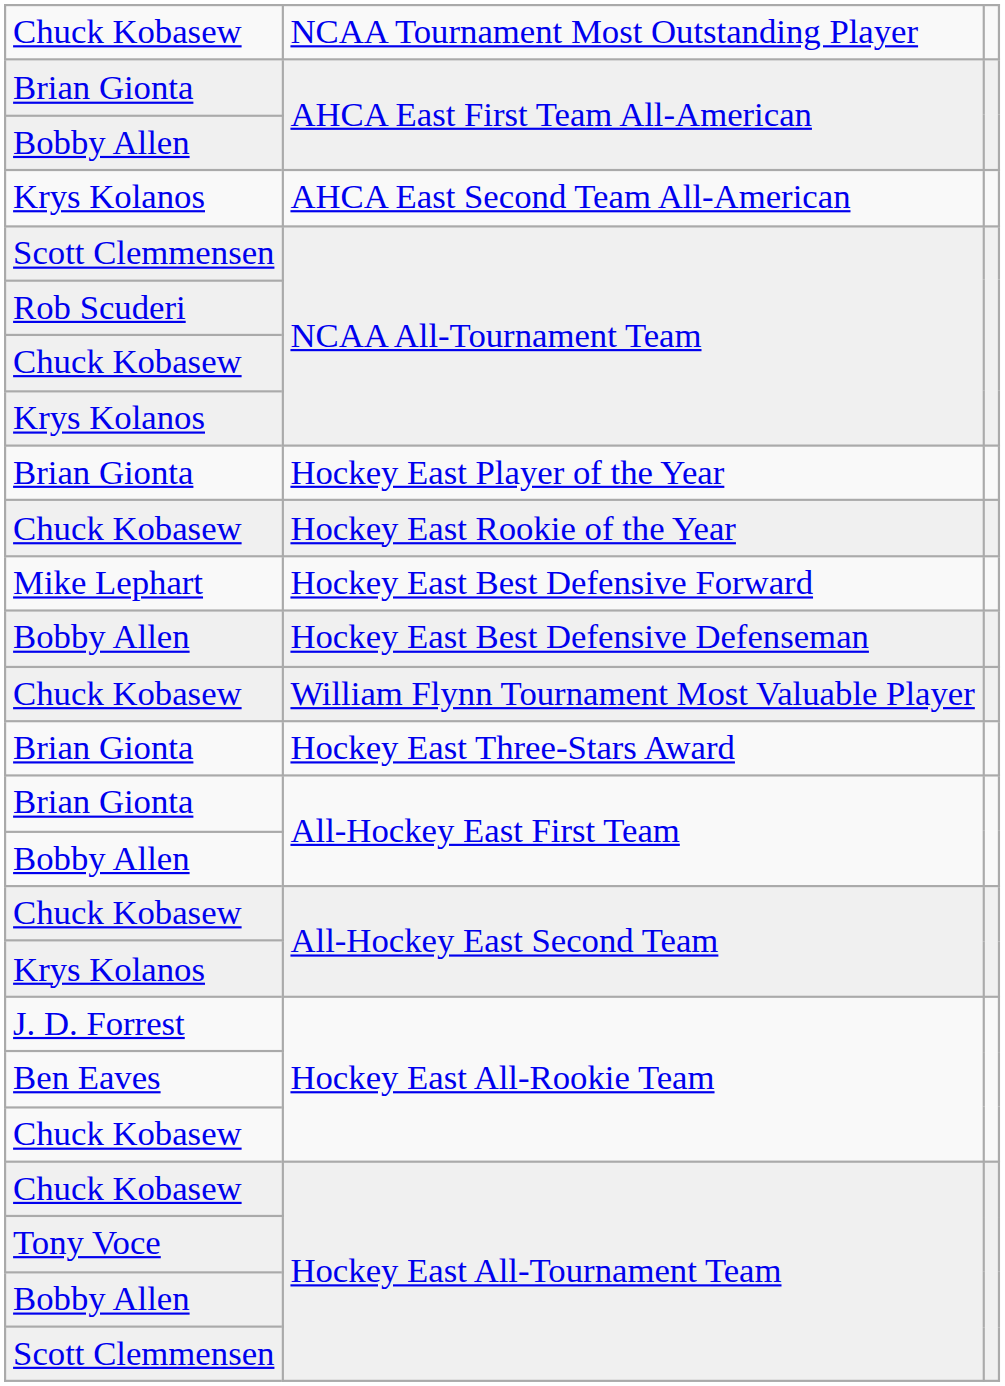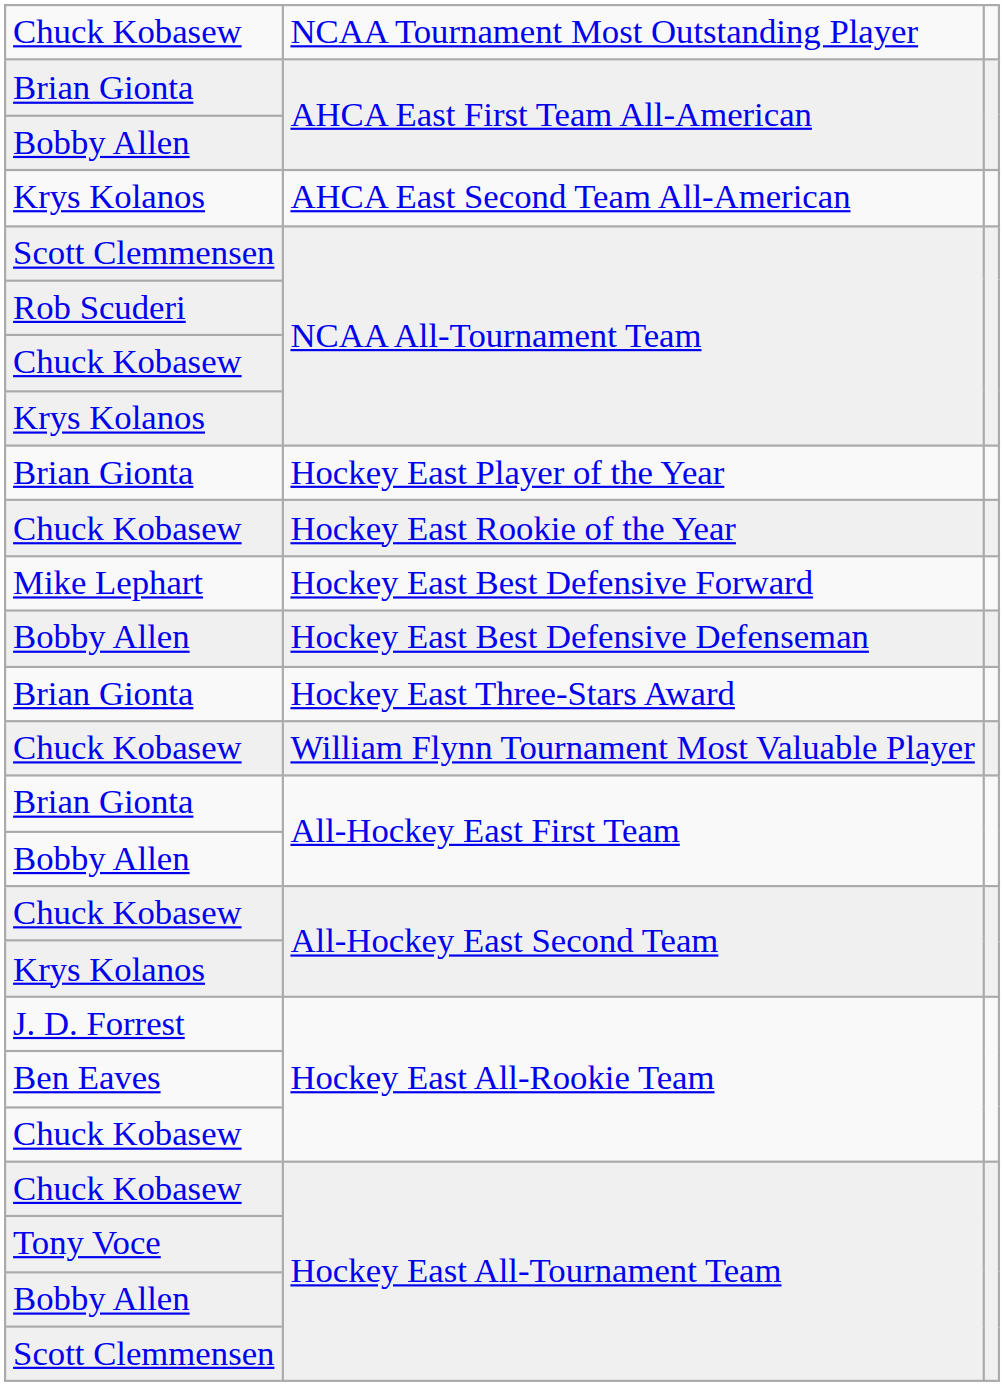rows swapped: (103, 747) <-> (127, 692)
